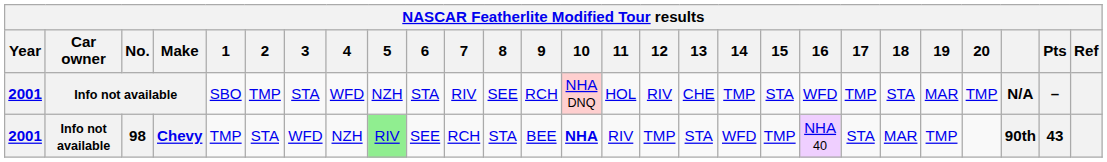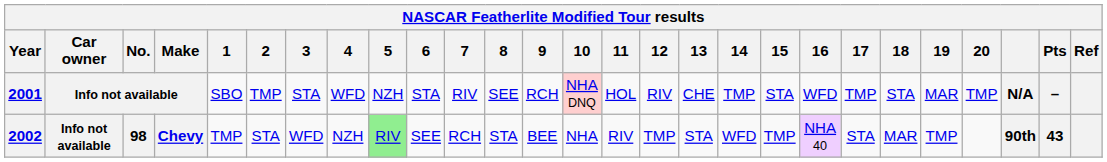(25, 136) 2001 -> (25, 136) 2002
(581, 136) bold -> (582, 136) normal
